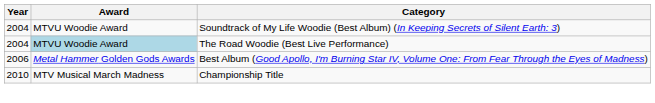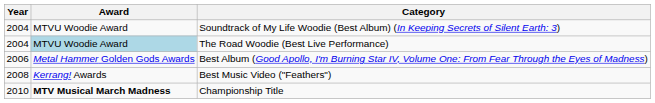+ row: (265, 75)
(99, 75) normal -> (102, 91) bold
